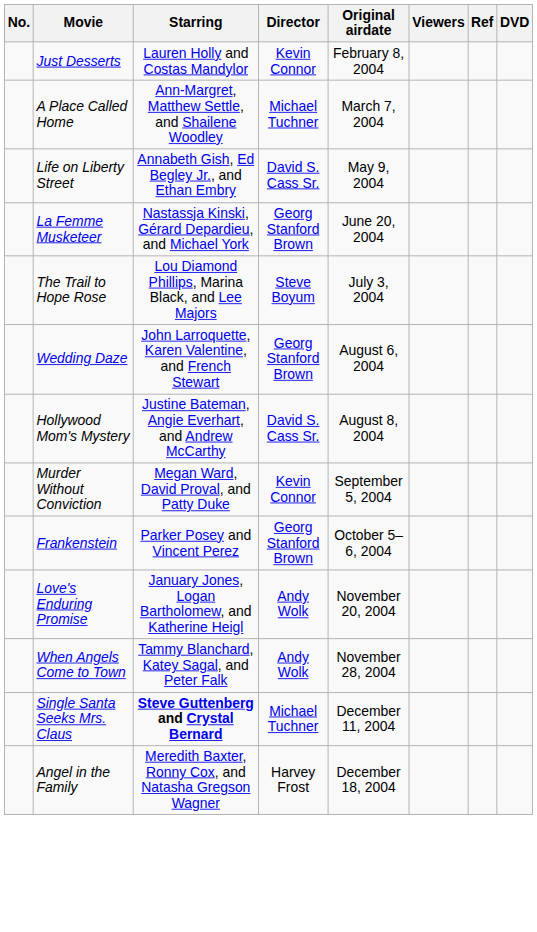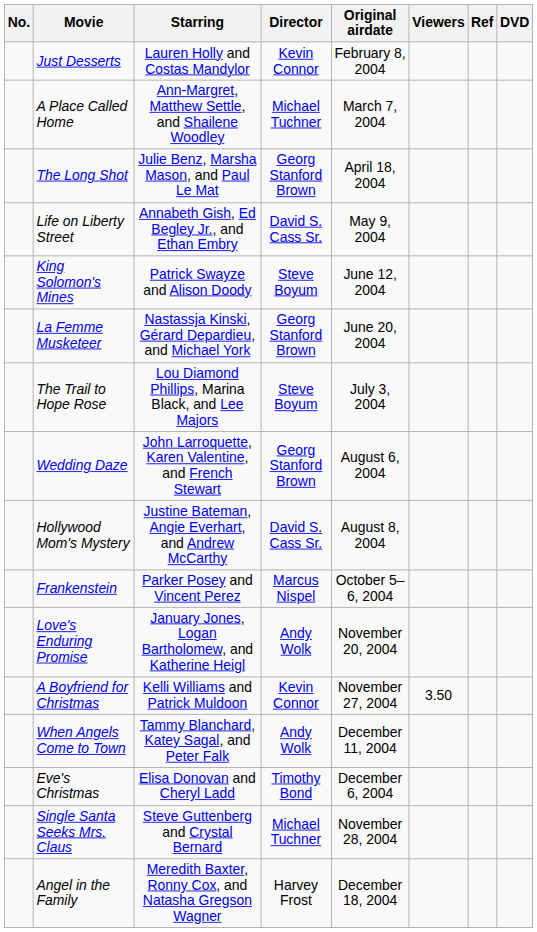+ row: (82, 175)
+ row: (69, 282)
- row: (69, 489)
(293, 543) Georg Stanford Brown -> (296, 588) Marcus Nispel
+ row: (82, 695)
(369, 665) November 28, 2004 -> (370, 741) December 11, 2004
+ row: (68, 786)
(196, 718) bold -> (197, 832) normal
(369, 718) December 11, 2004 -> (370, 832) November 28, 2004
